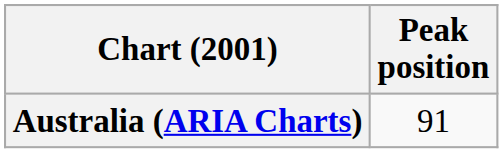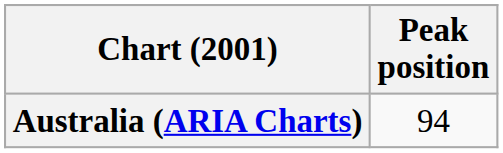(433, 119) 91 -> (433, 119) 94
